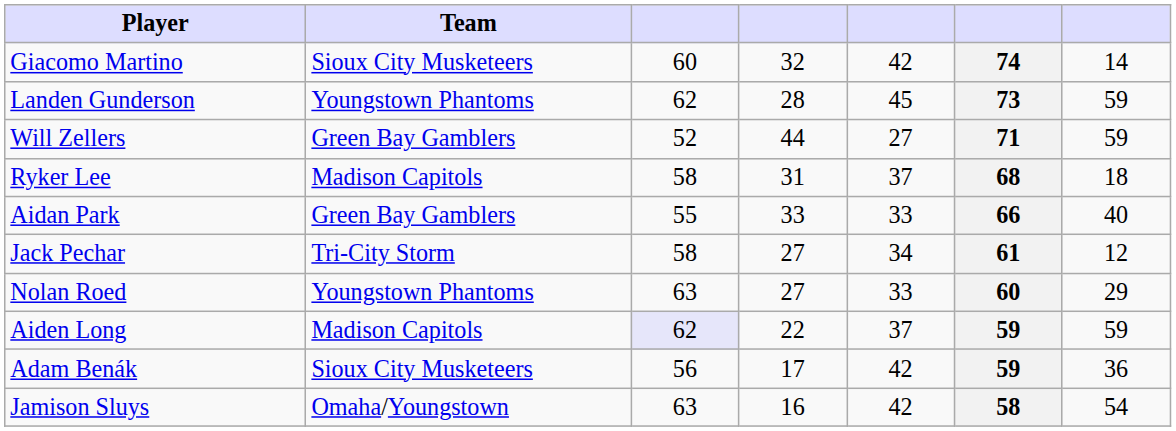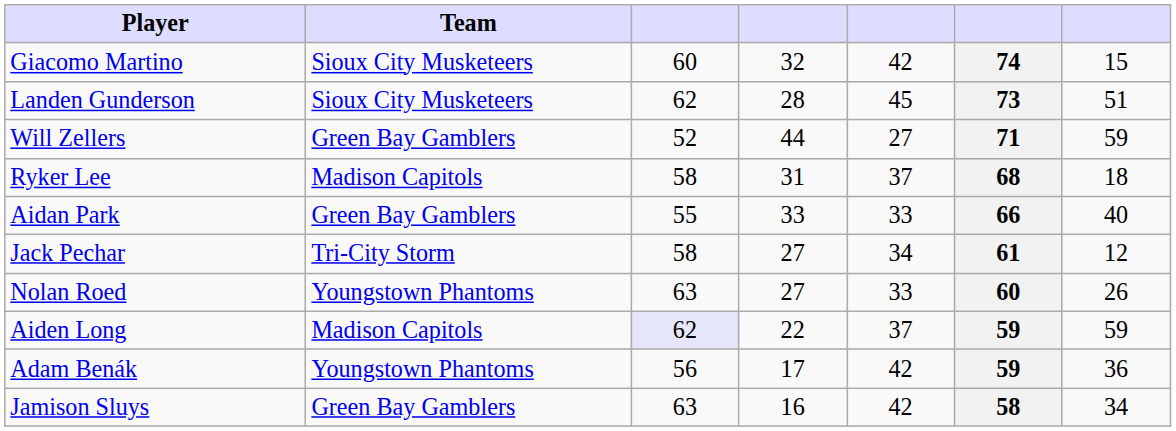(1116, 61) 14 -> (1116, 61) 15
(423, 100) Youngstown Phantoms -> (422, 100) Sioux City Musketeers
(1116, 100) 59 -> (1116, 100) 51
(1116, 291) 29 -> (1116, 291) 26
(422, 368) Sioux City Musketeers -> (423, 368) Youngstown Phantoms
(410, 406) Omaha/Youngstown -> (413, 406) Green Bay Gamblers
(1116, 406) 54 -> (1116, 406) 34
